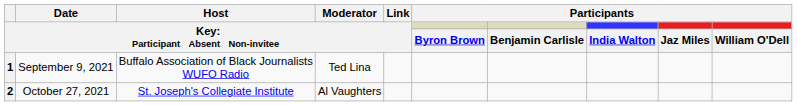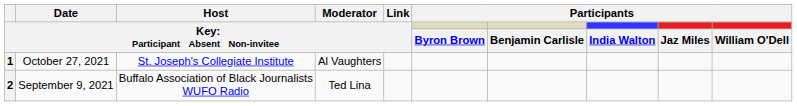(66, 67) September 9, 2021 -> (66, 61) October 27, 2021
(216, 67) Buffalo Association of Black Journalists WUFO Radio -> (216, 61) St. Joseph's Collegiate Institute
(350, 67) Ted Lina -> (350, 61) Al Vaughters
(66, 91) October 27, 2021 -> (66, 85) September 9, 2021
(216, 91) St. Joseph's Collegiate Institute -> (216, 85) Buffalo Association of Black Journalists WUFO Radio
(350, 91) Al Vaughters -> (350, 85) Ted Lina
